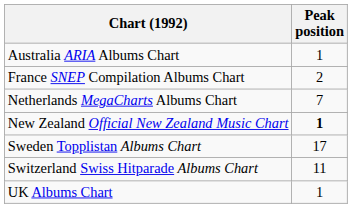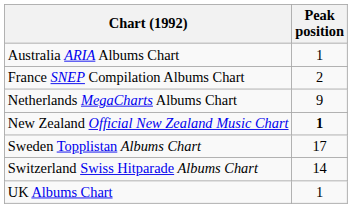(320, 100) 7 -> (320, 100) 9
(320, 169) 11 -> (320, 169) 14
